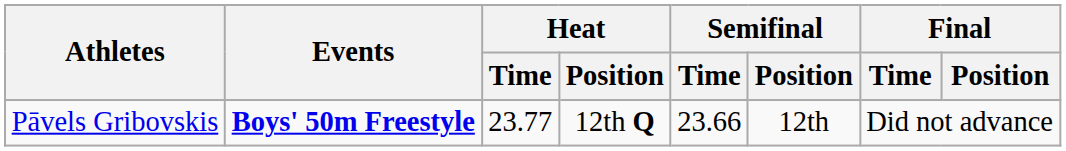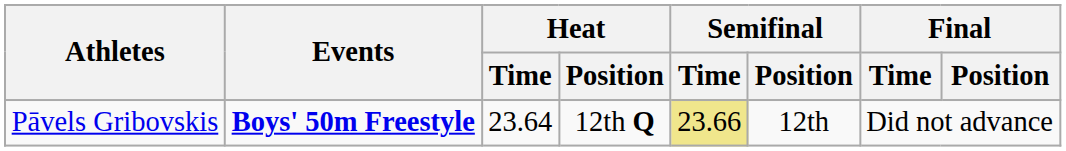(520, 122) 23.77 -> (520, 122) 23.64
(709, 122) no background -> (709, 122) khaki background
